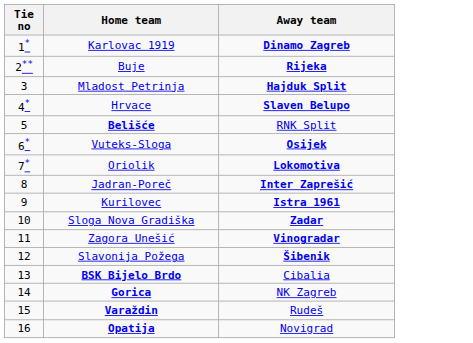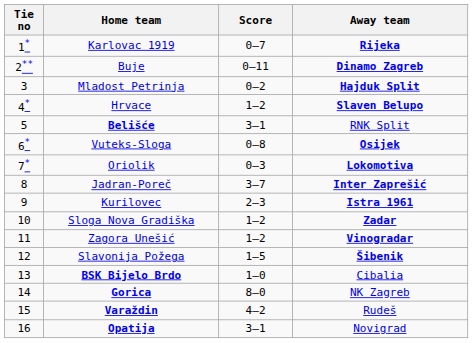+ column: (256, 20)
(307, 46) Dinamo Zagreb -> (380, 46) Rijeka
(307, 66) Rijeka -> (380, 66) Dinamo Zagreb
